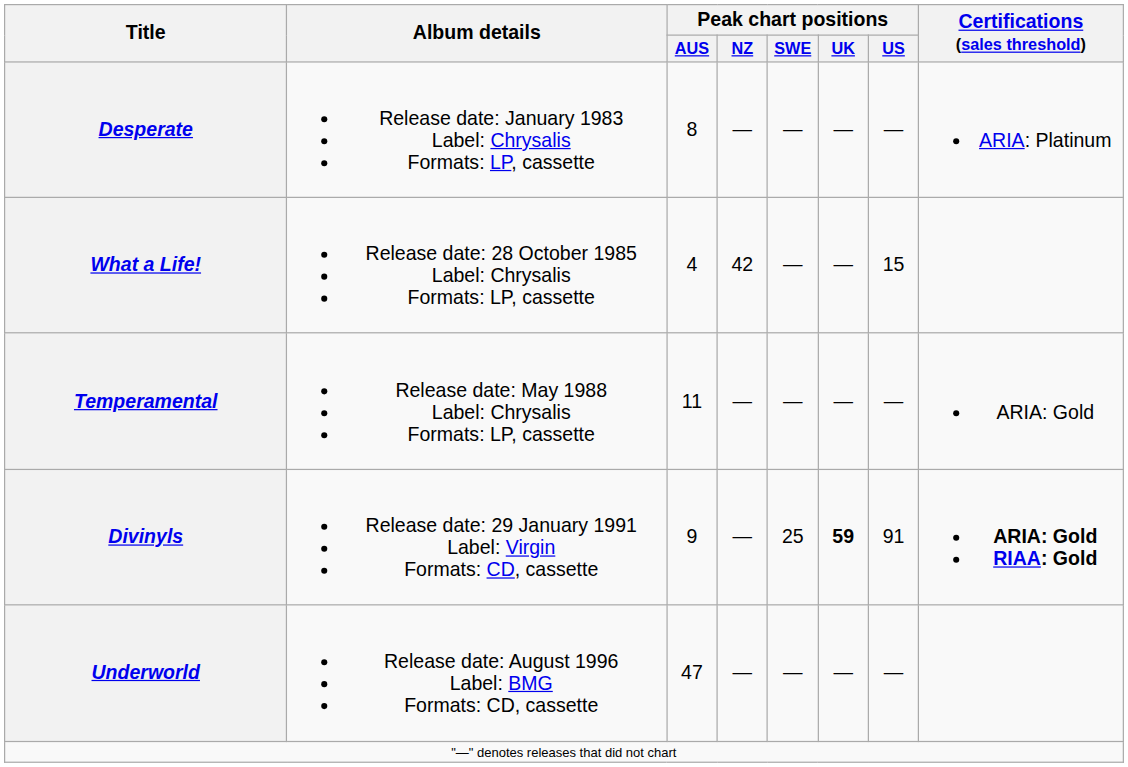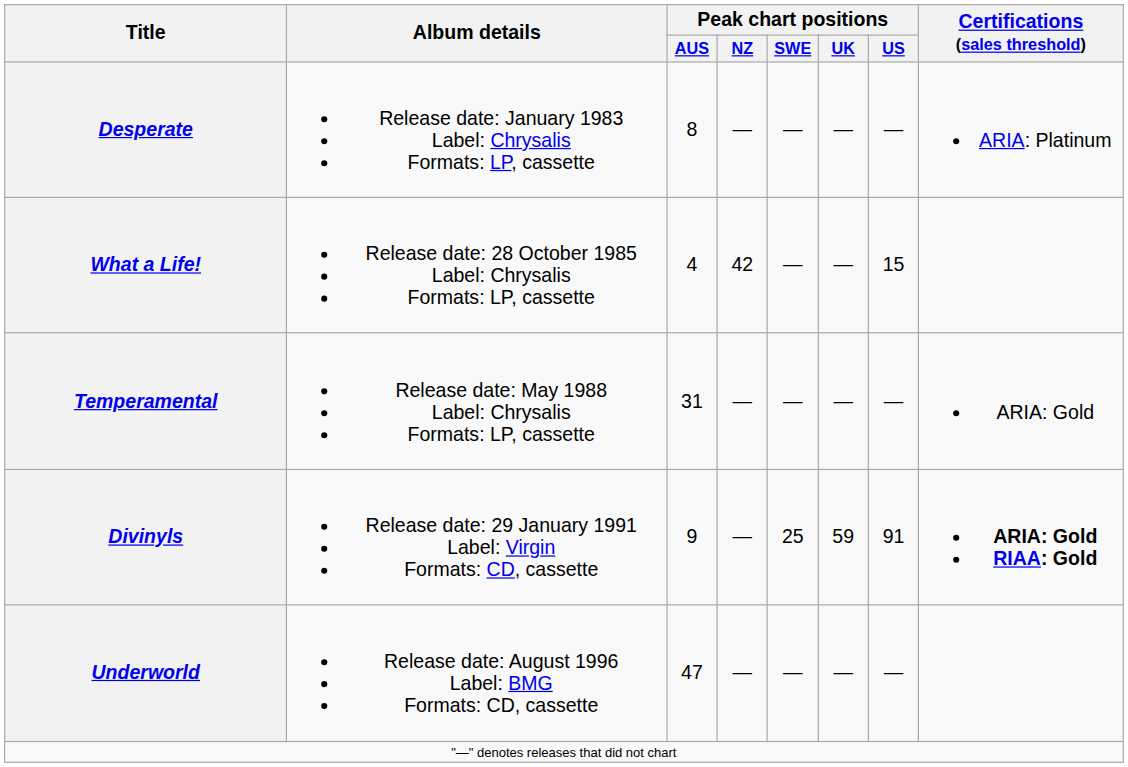(692, 401) 11 -> (692, 401) 31
(843, 537) bold -> (843, 537) normal
